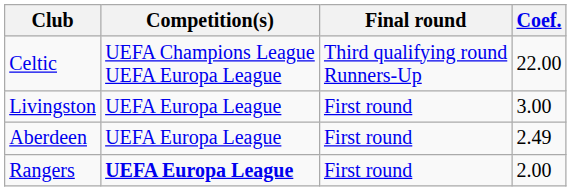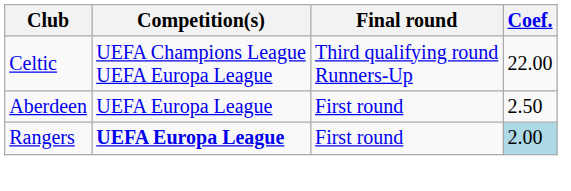- row: (53, 106)
(534, 138) 2.49 -> (525, 106) 2.50
(534, 169) no background -> (525, 138) lightblue background
